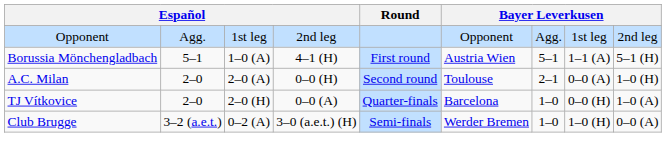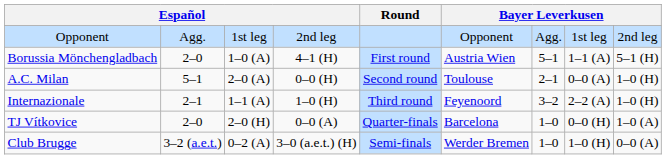(193, 57) 5–1 -> (193, 57) 2–0
(193, 79) 2–0 -> (193, 79) 5–1
+ row: (46, 100)
